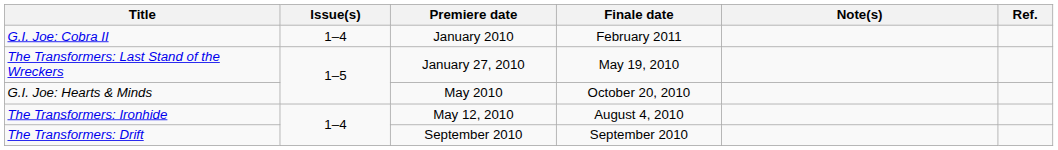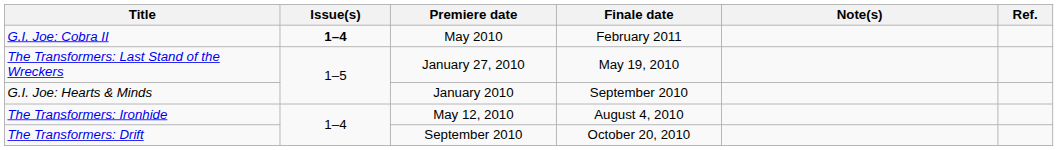(335, 36) normal -> (335, 36) bold
(473, 36) January 2010 -> (473, 36) May 2010
(473, 93) May 2010 -> (473, 93) January 2010
(639, 93) October 20, 2010 -> (639, 93) September 2010
(639, 135) September 2010 -> (639, 135) October 20, 2010
